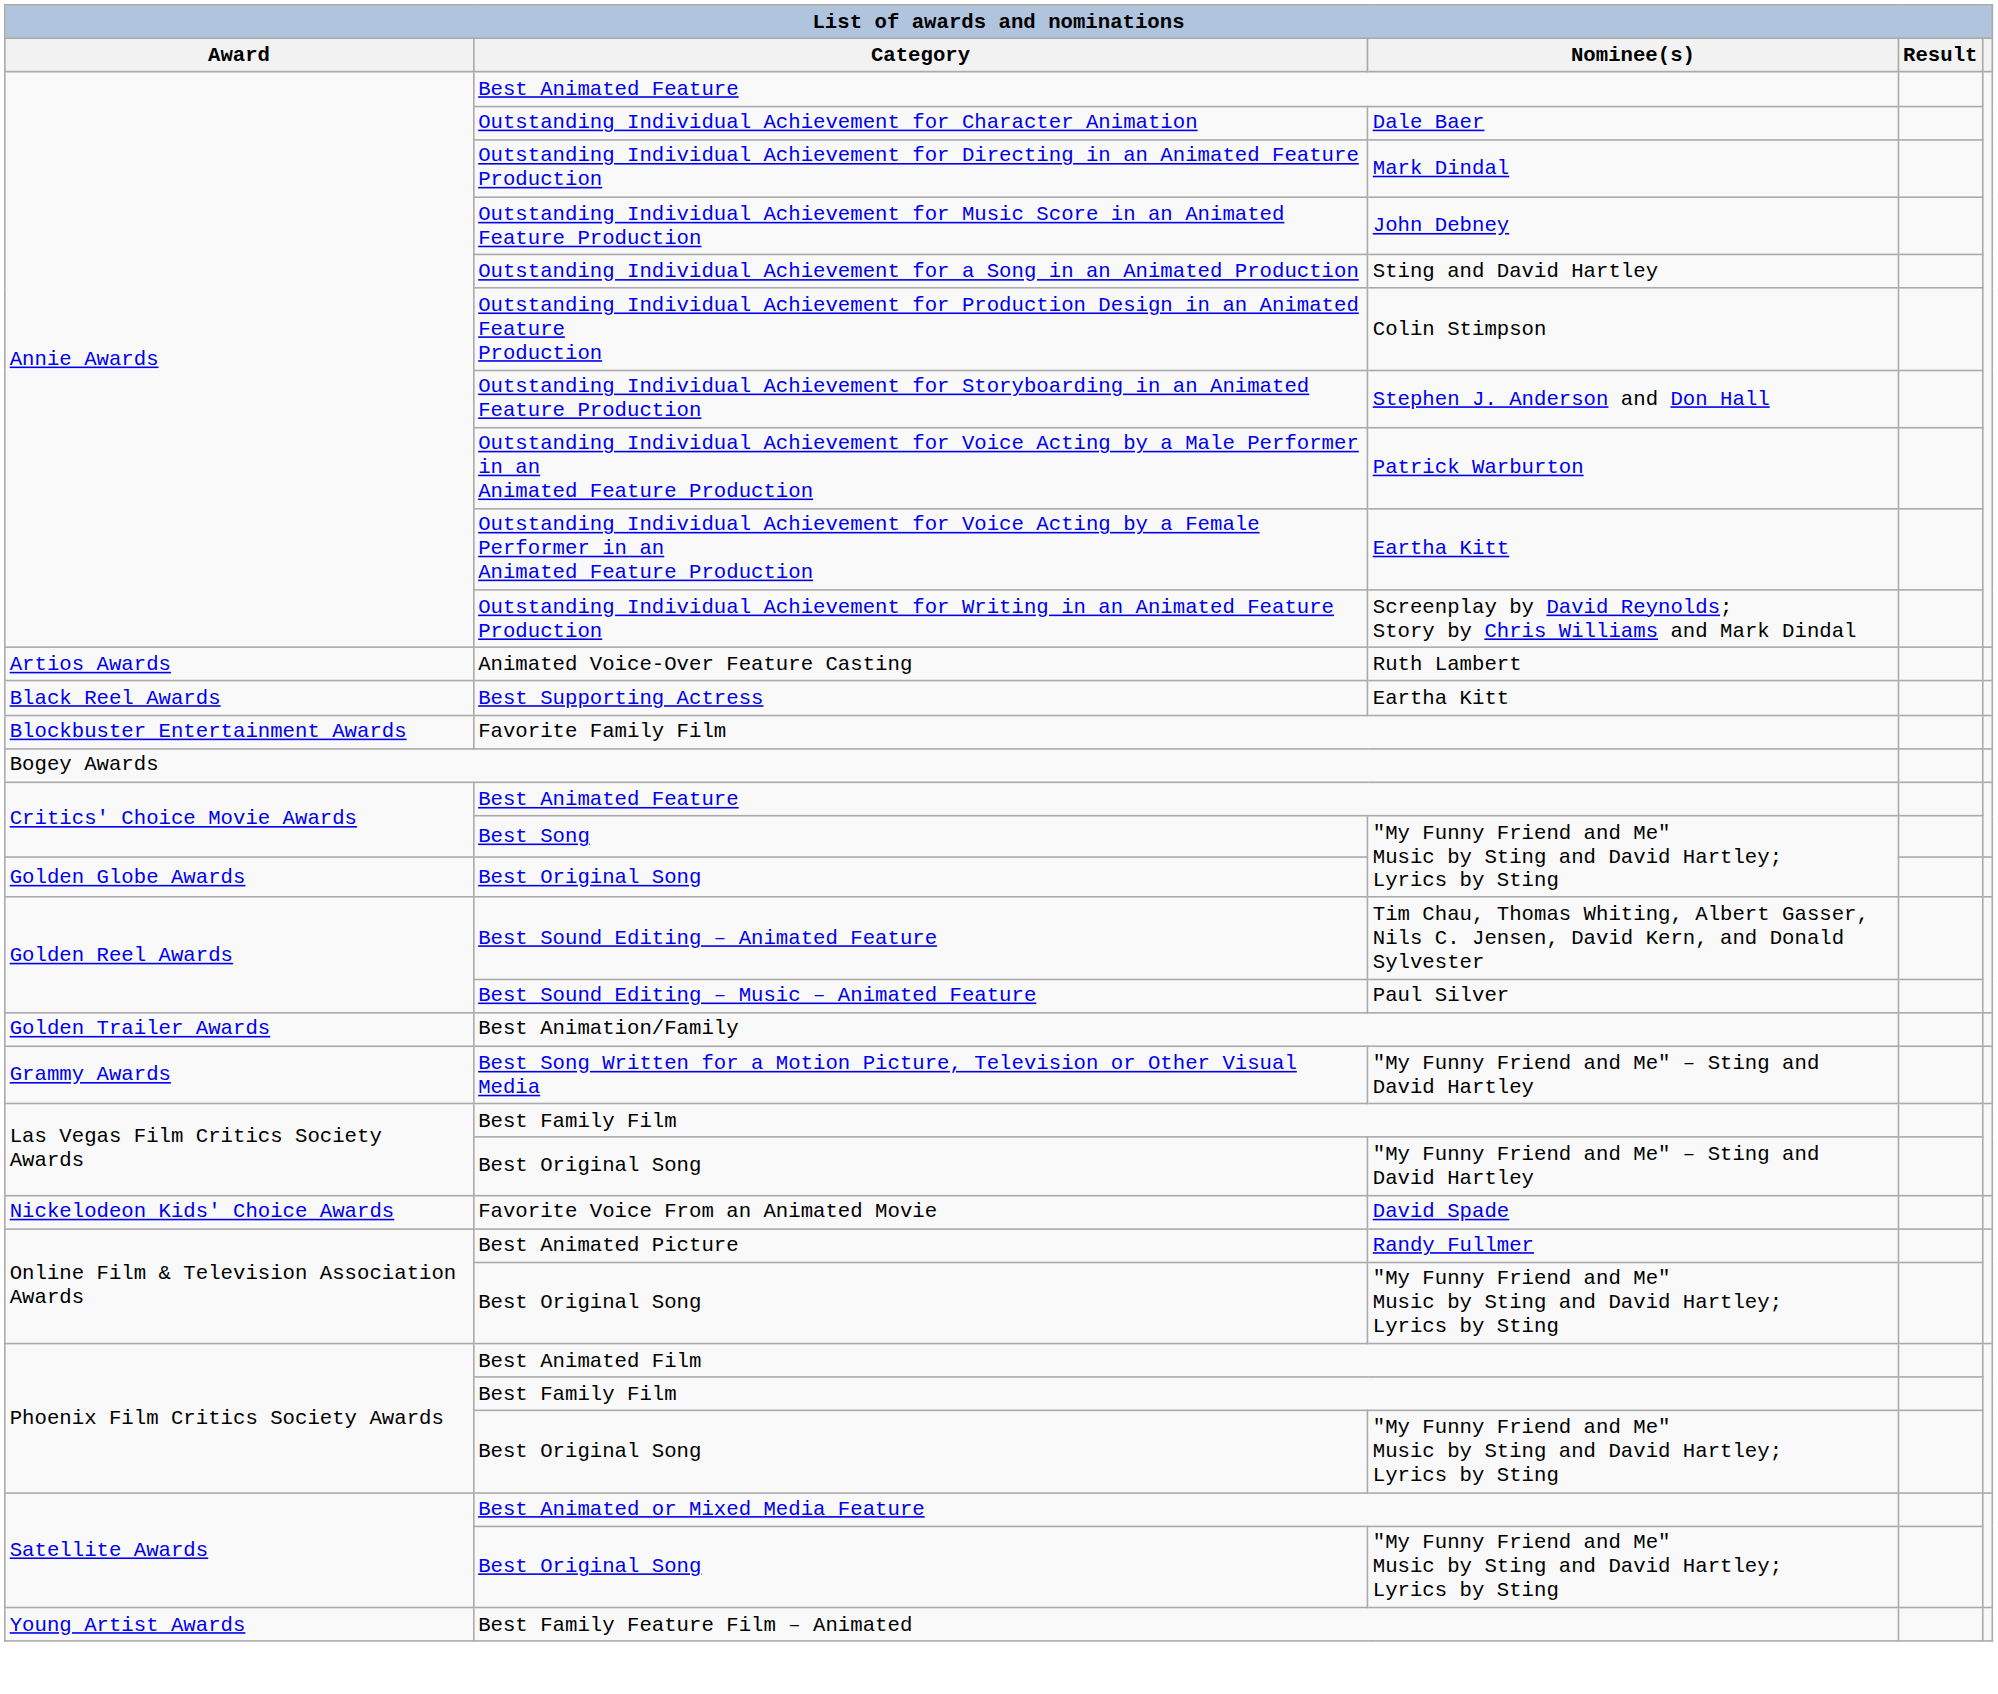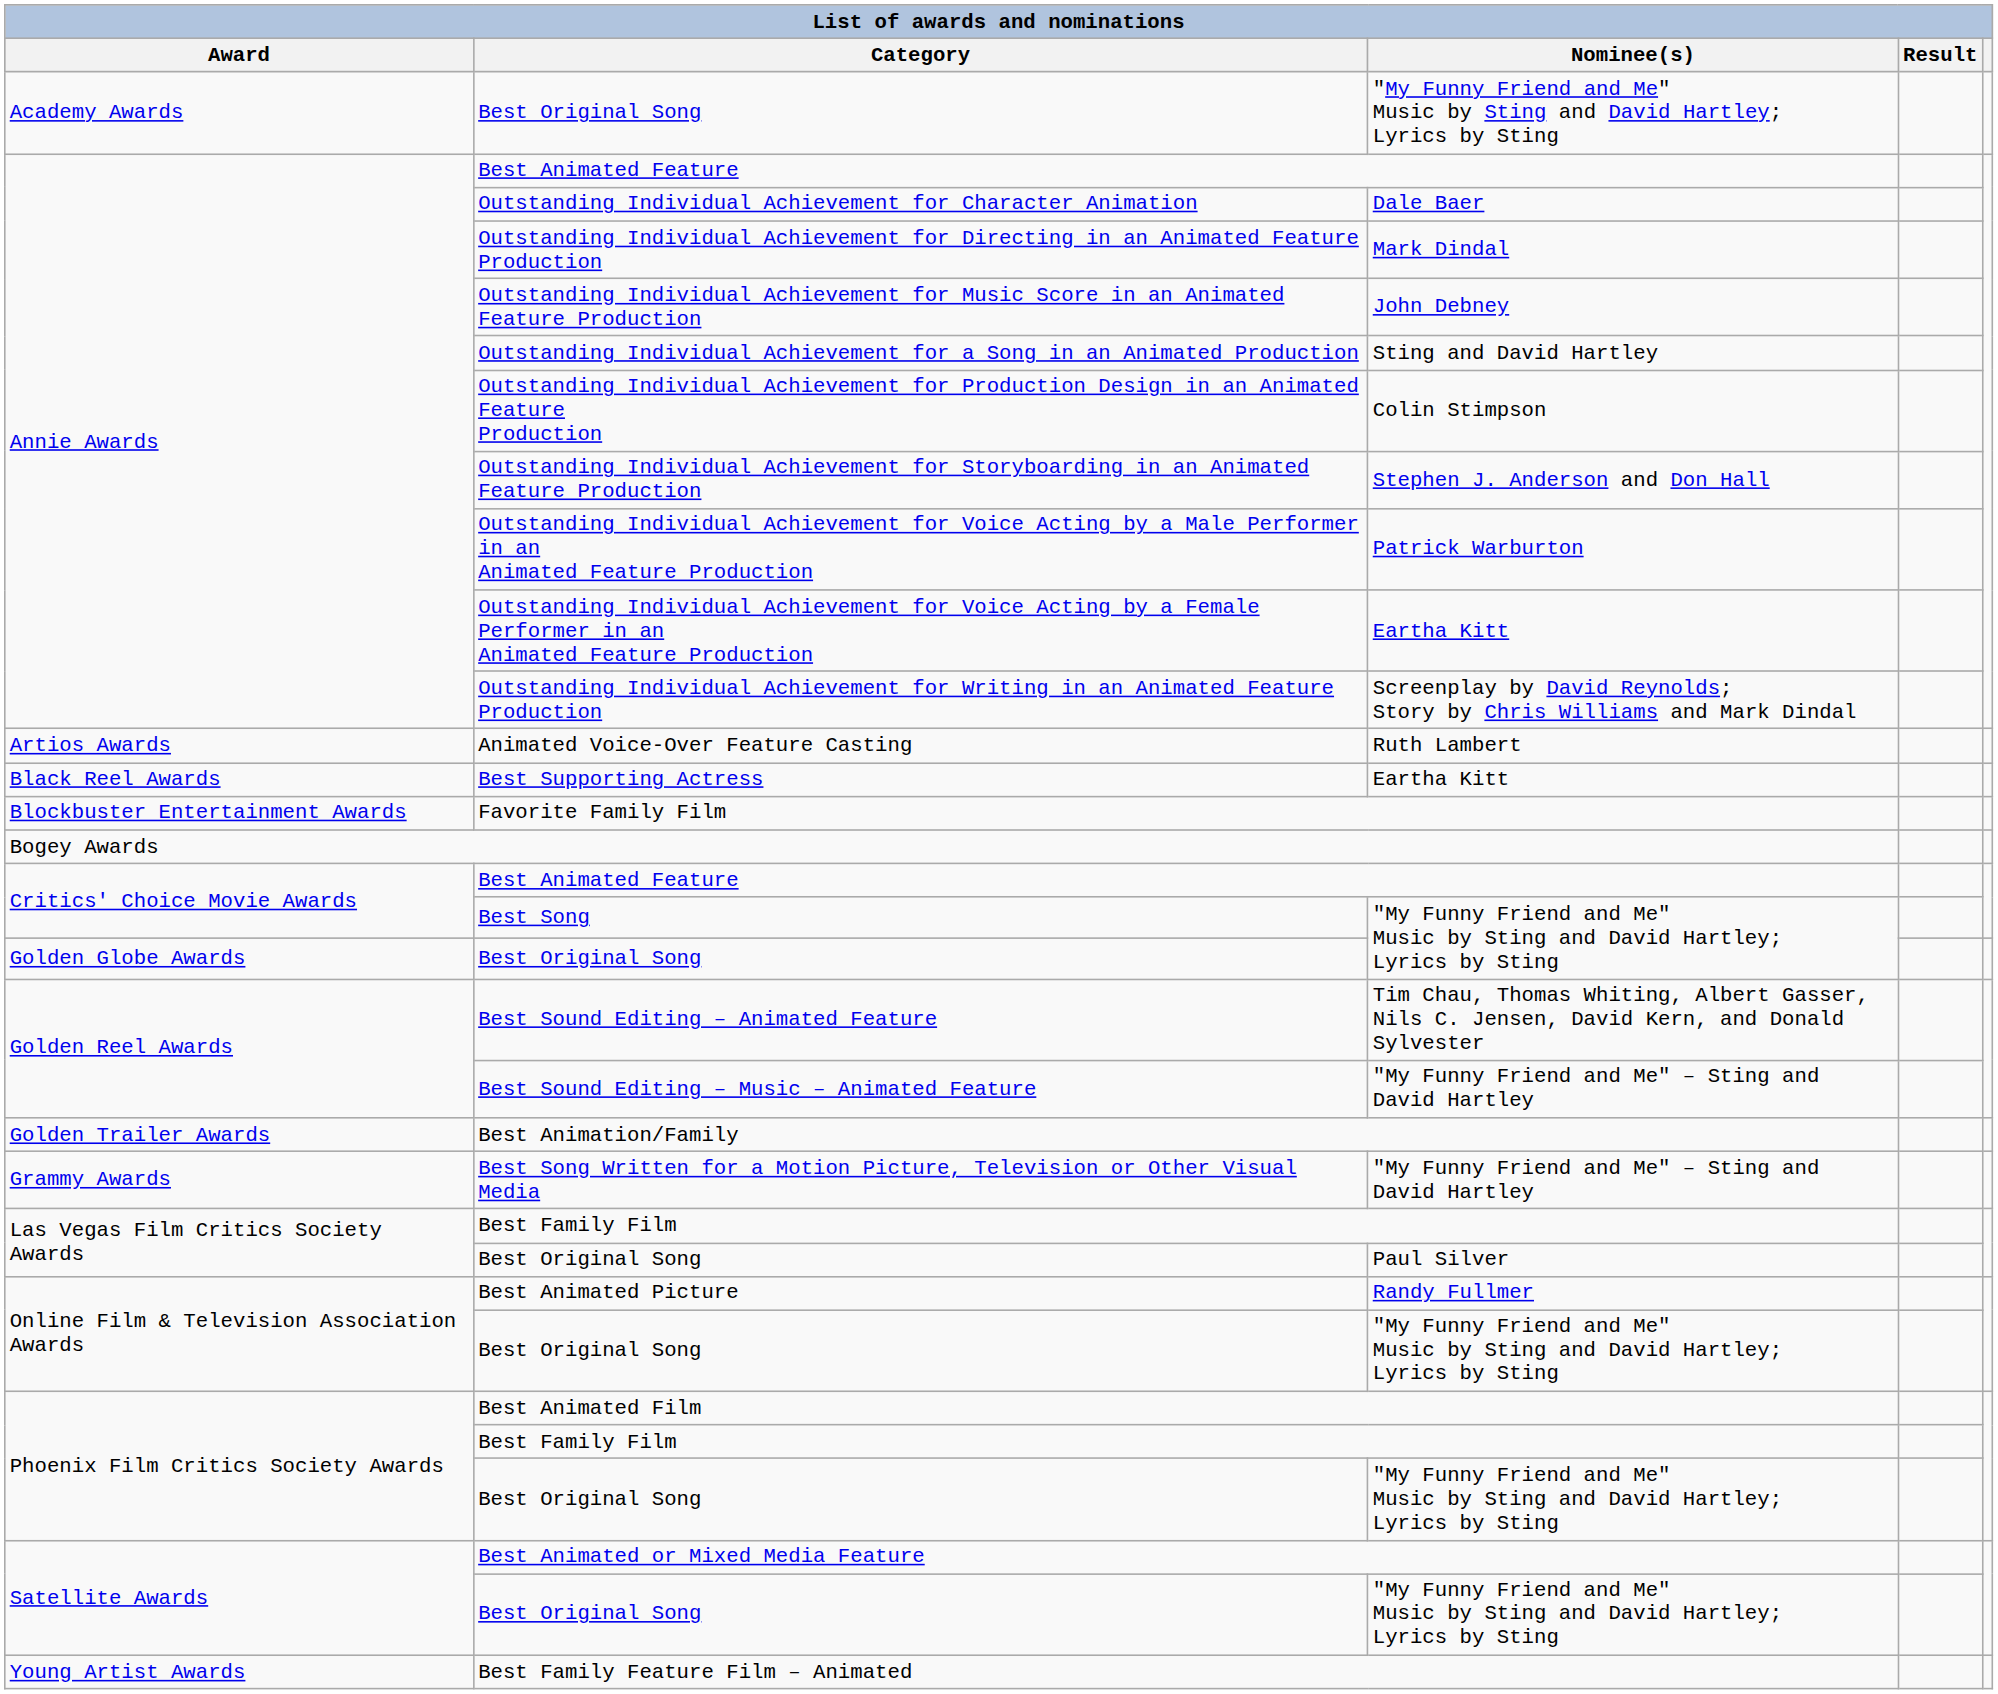+ row: (97, 113)
(1441, 996) Paul Silver -> (1596, 1089) "My Funny Friend and Me" – Sting and David Hartley
(1596, 1166) "My Funny Friend and Me" – Sting and David Hartley -> (1441, 1259) Paul Silver
- row: (202, 1212)
